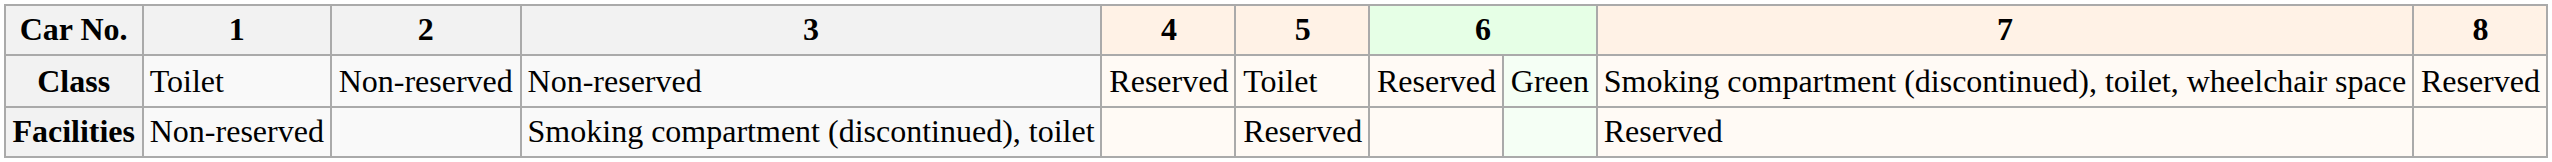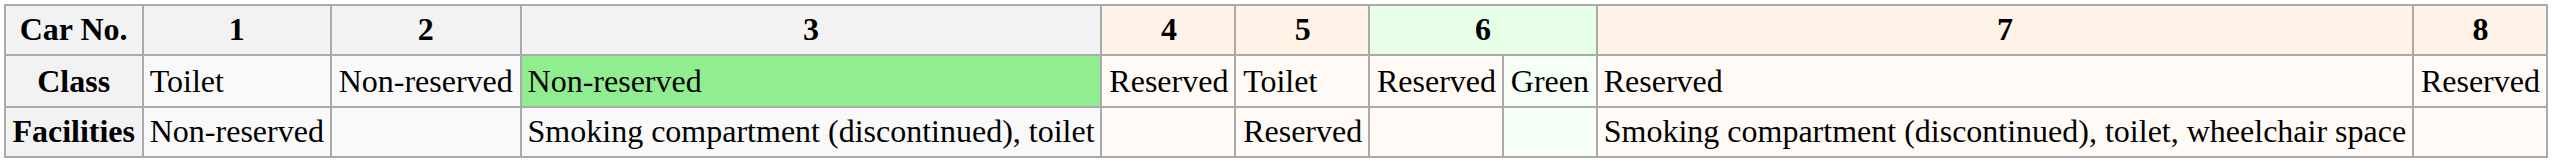(615, 80) no background -> (615, 80) lightgreen background
(2005, 80) Smoking compartment (discontinued), toilet, wheelchair space -> (1663, 80) Reserved
(1663, 131) Reserved -> (2005, 131) Smoking compartment (discontinued), toilet, wheelchair space
